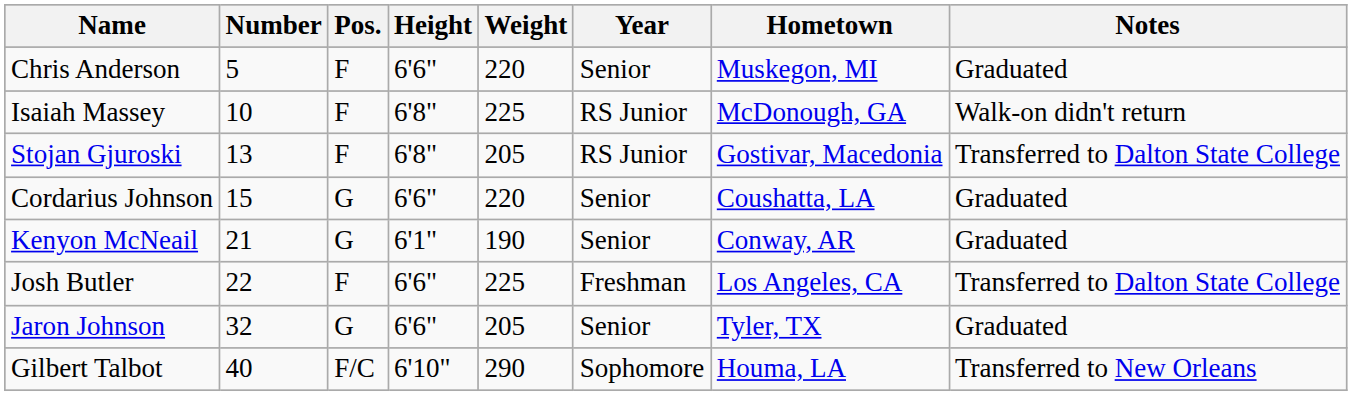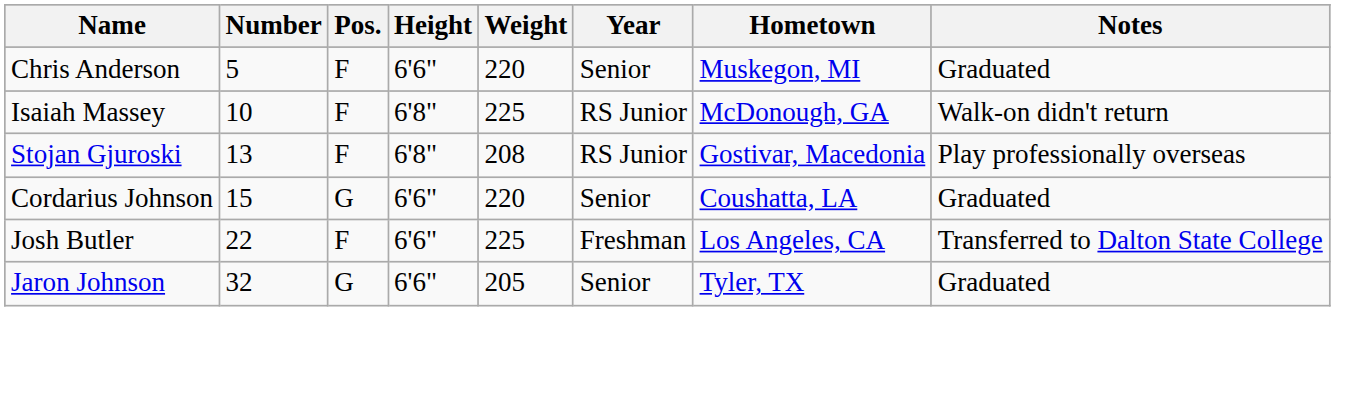(505, 154) 205 -> (505, 154) 208
(1147, 154) Transferred to Dalton State College -> (1092, 154) Play professionally overseas
- row: (105, 240)
- row: (87, 369)
